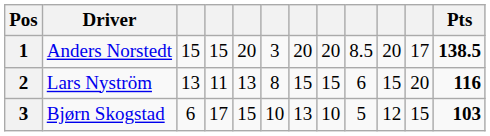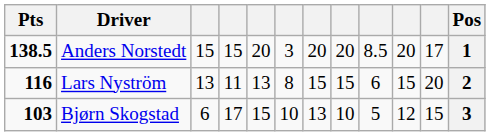columns swapped: (23, 19) <-> (460, 19)
